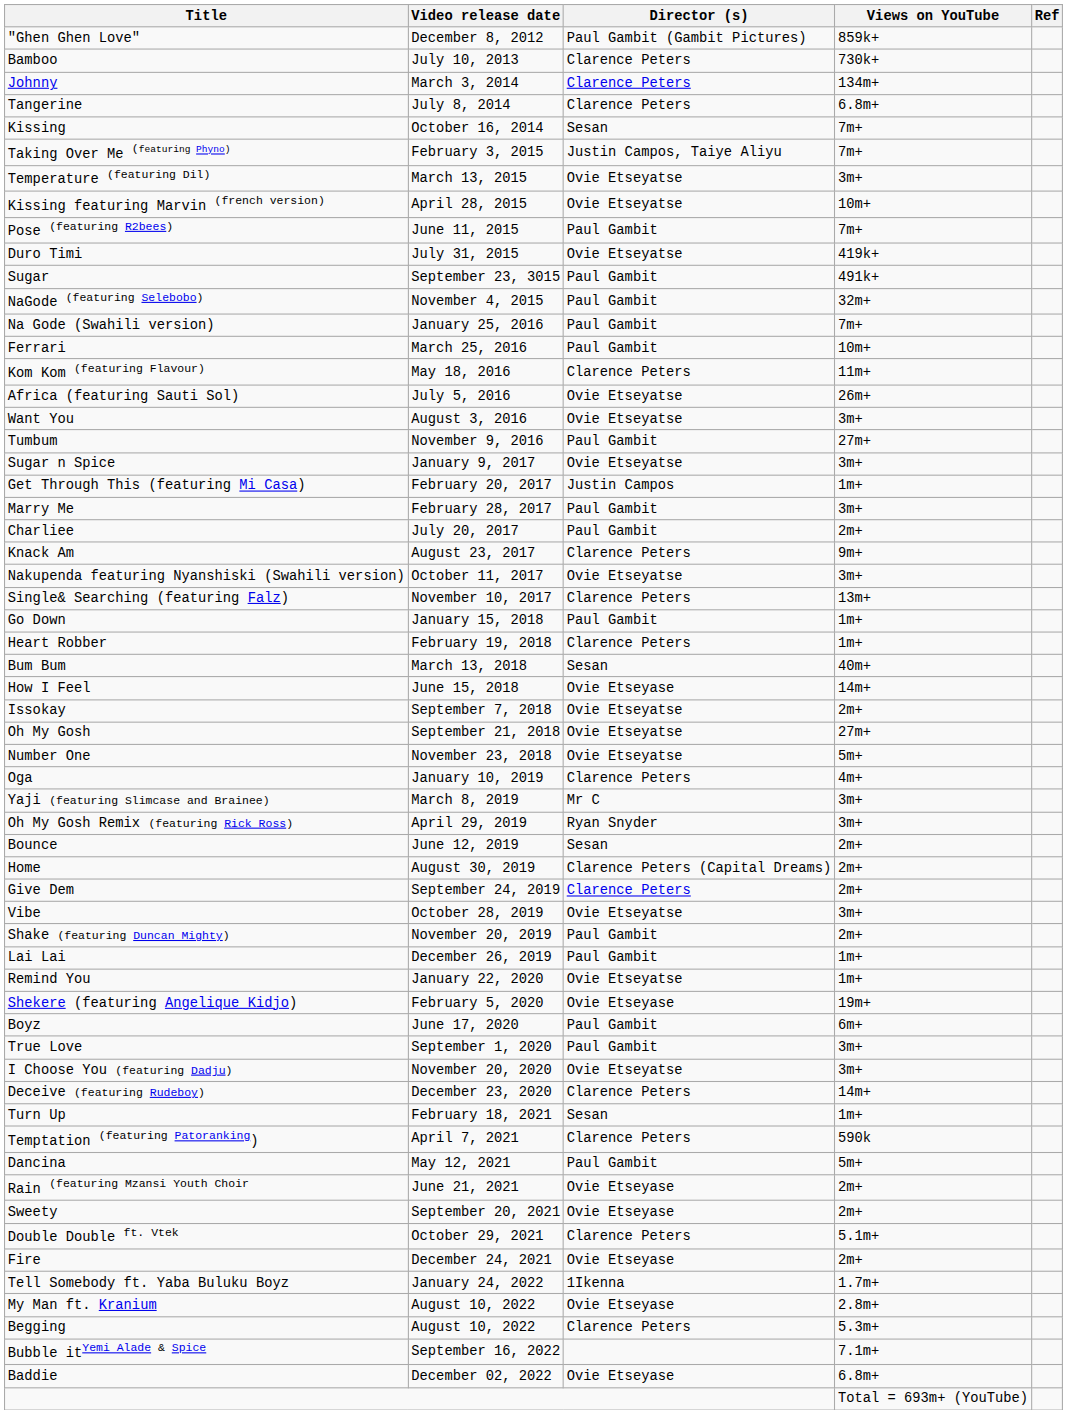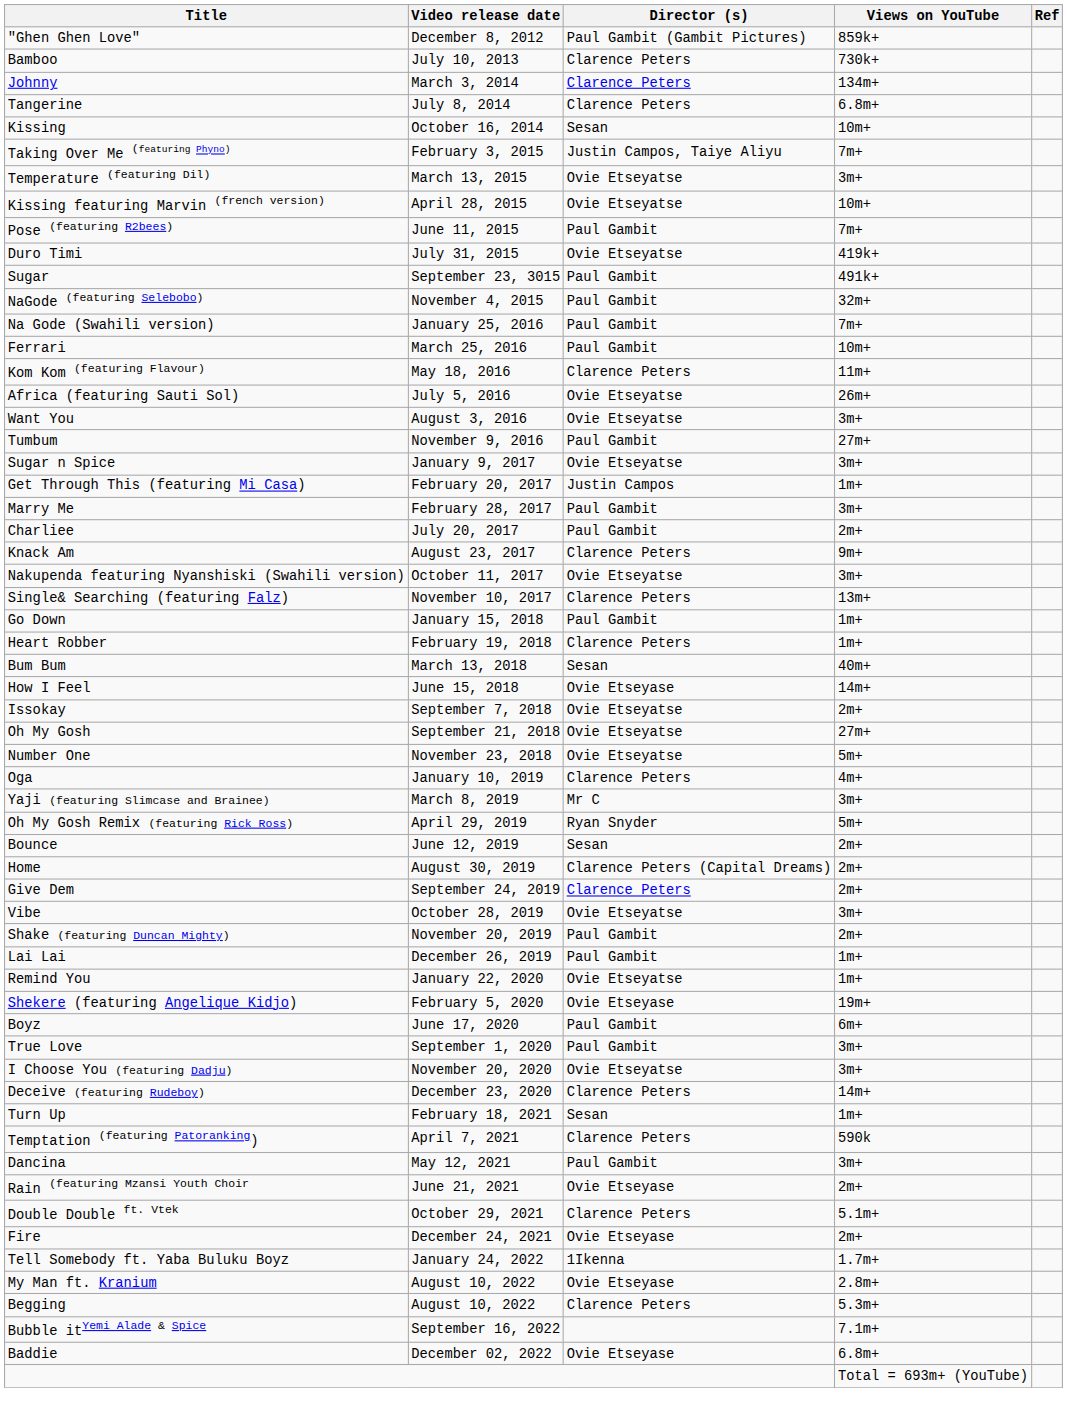(850, 128) 7m+ -> (854, 128) 10m+
(850, 823) 3m+ -> (850, 823) 5m+
(850, 1163) 5m+ -> (850, 1163) 3m+
- row: (33, 1212)
